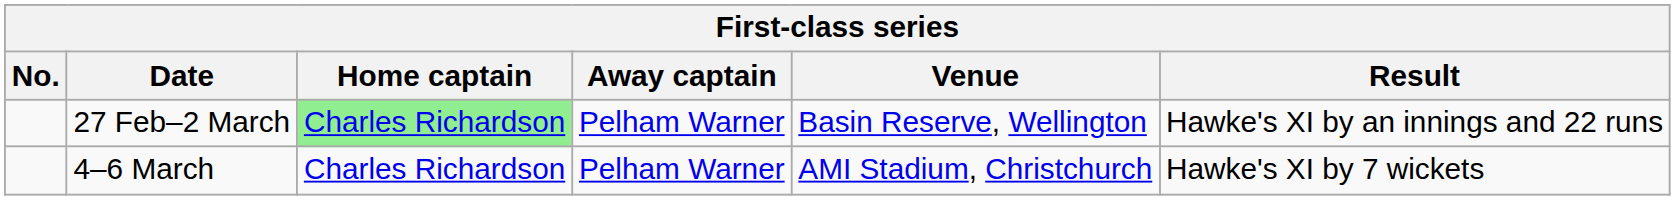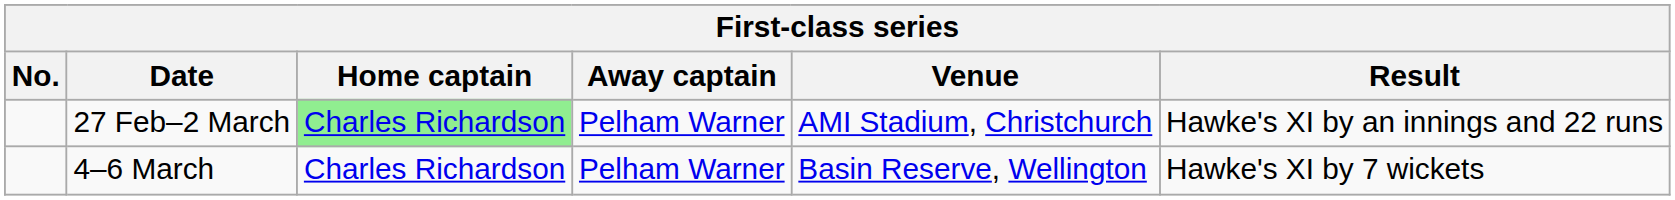(973, 122) Basin Reserve, Wellington -> (975, 122) AMI Stadium, Christchurch
(975, 169) AMI Stadium, Christchurch -> (973, 169) Basin Reserve, Wellington
